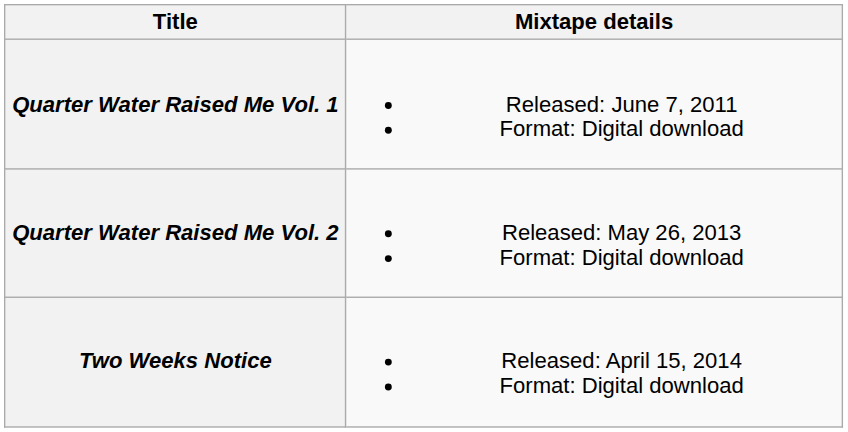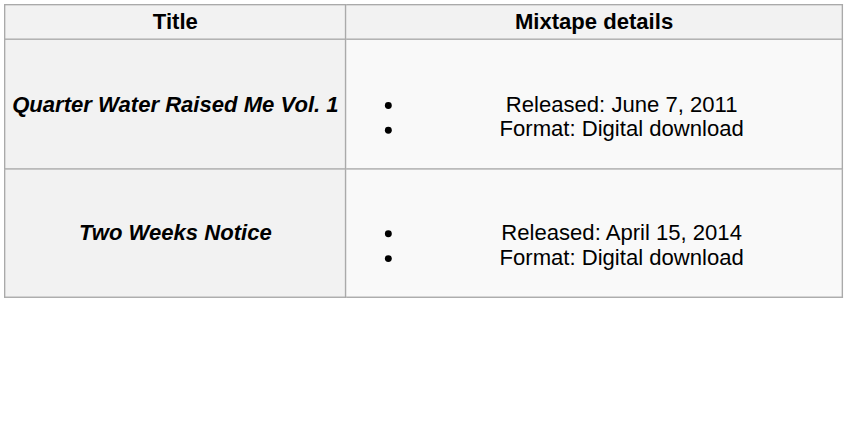- row: (175, 232)
